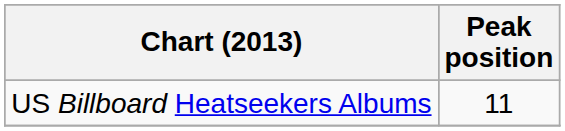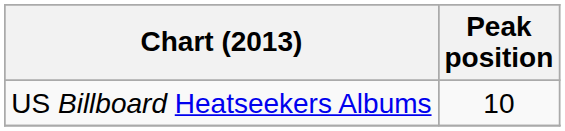(499, 102) 11 -> (499, 102) 10
